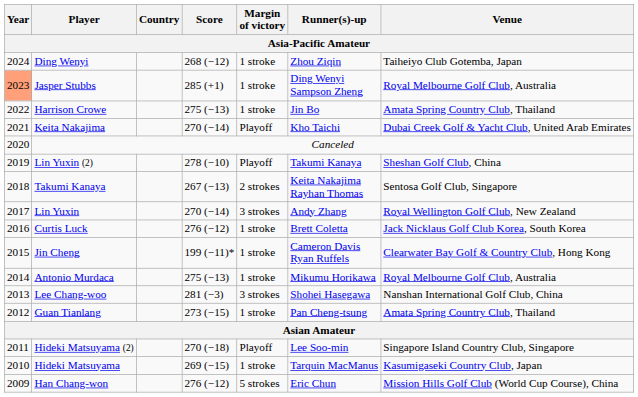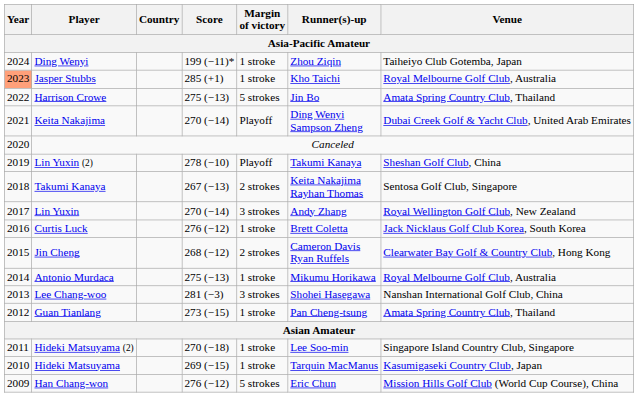(207, 61) 268 (−12) -> (209, 61) 199 (−11)*
(327, 85) Ding Wenyi Sampson Zheng -> (315, 79) Kho Taichi
(257, 109) 1 stroke -> (259, 97) 5 strokes
(315, 127) Kho Taichi -> (327, 121) Ding Wenyi Sampson Zheng
(209, 252) 199 (−11)* -> (207, 252) 268 (−12)
(257, 252) 1 stroke -> (259, 252) 2 strokes
(256, 347) Playoff -> (257, 347) 1 stroke
